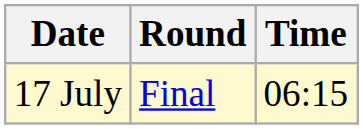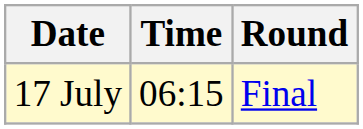columns swapped: (306, 33) <-> (193, 33)
